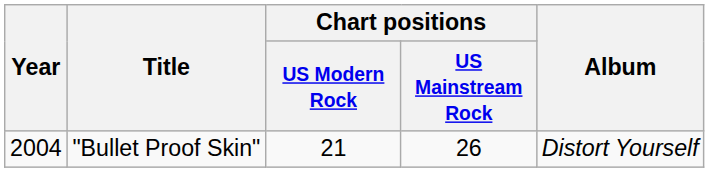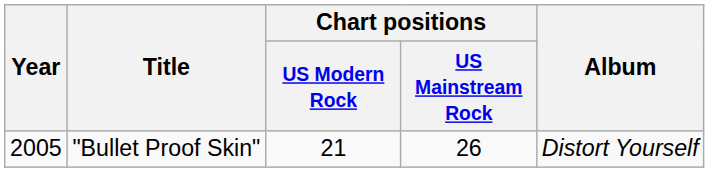(36, 148) 2004 -> (36, 148) 2005
